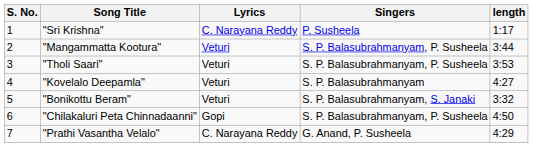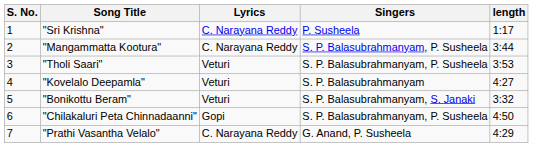(216, 47) Veturi -> (250, 47) C. Narayana Reddy
